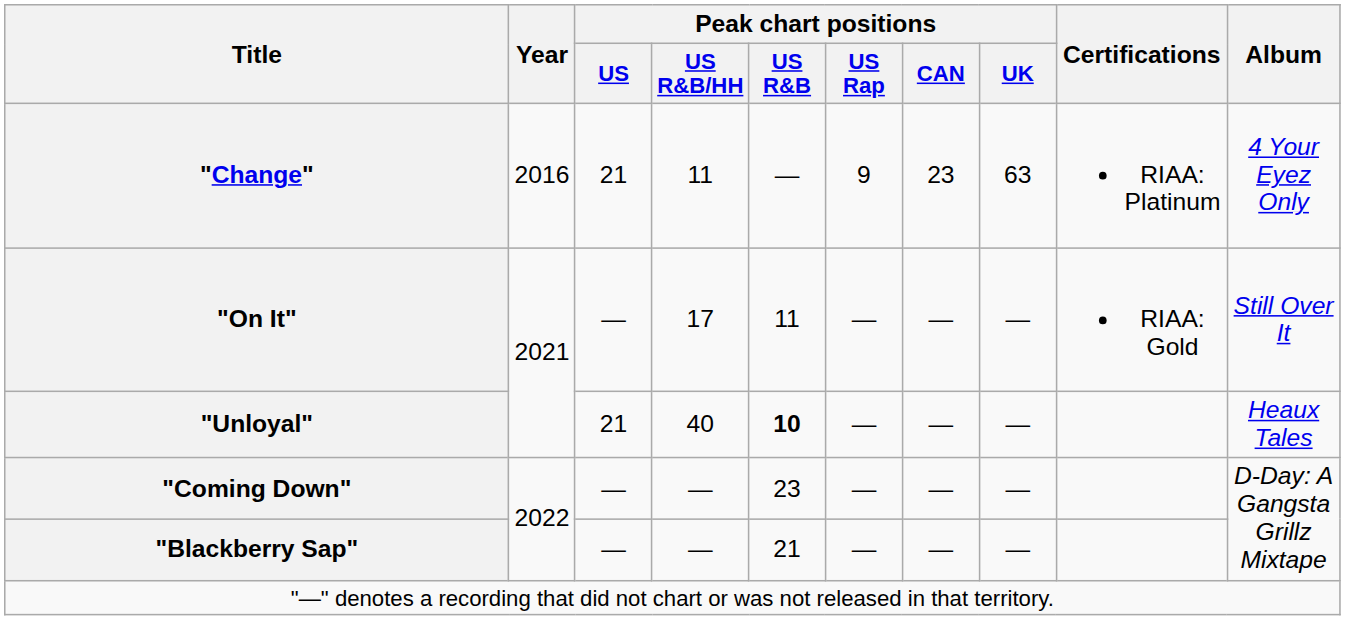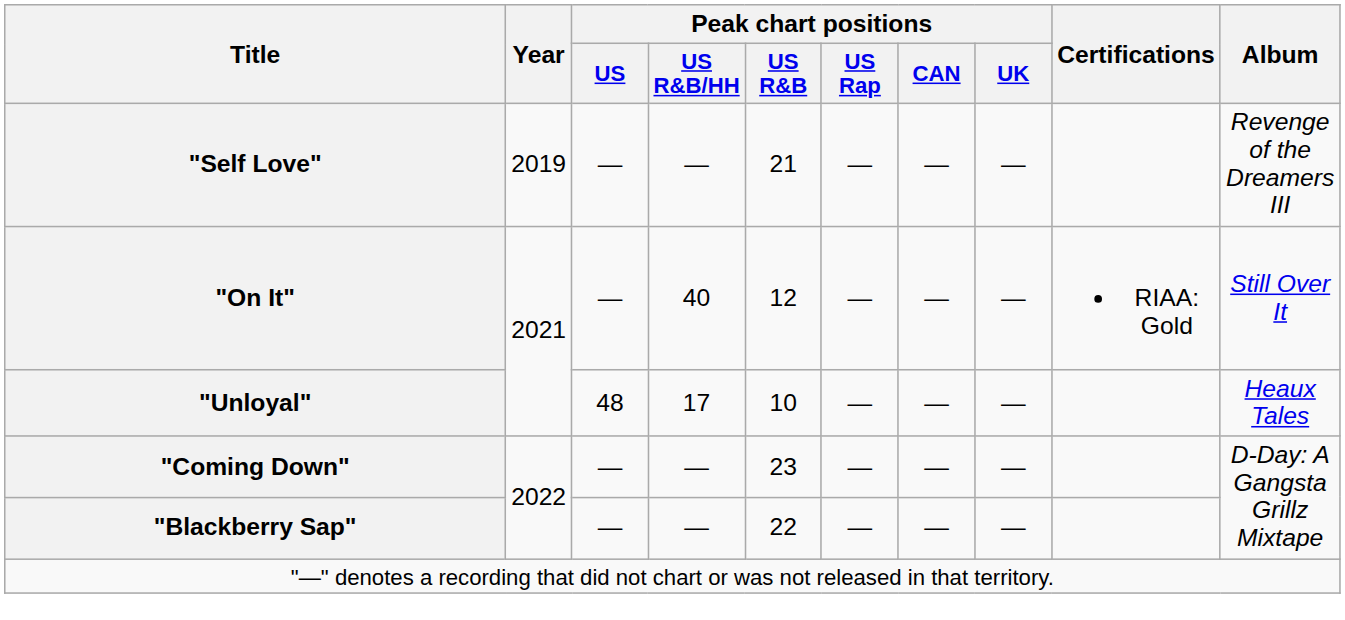- row: (257, 175)
+ row: (255, 164)
(700, 318) 17 -> (697, 297) 40
(787, 318) 11 -> (783, 297) 12
(614, 424) 21 -> (610, 402) 48
(700, 424) 40 -> (697, 402) 17
(787, 424) bold -> (783, 402) normal
(787, 549) 21 -> (783, 527) 22
